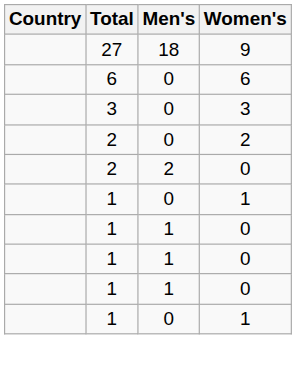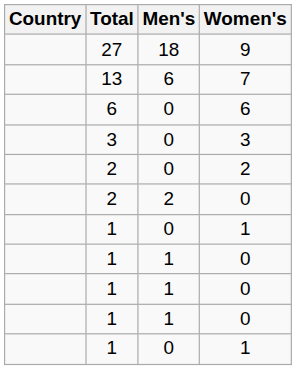+ row: (112, 79)
